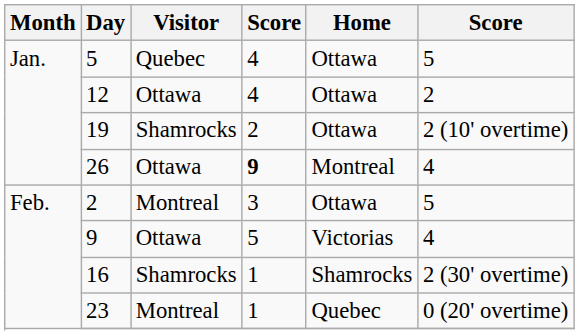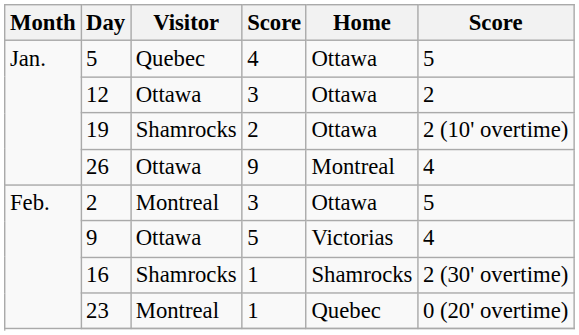(253, 94) 4 -> (253, 94) 3
(253, 166) bold -> (253, 166) normal
